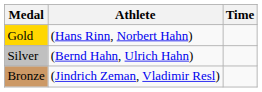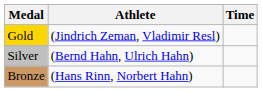(122, 35) (Hans Rinn, Norbert Hahn) -> (135, 35) (Jindrich Zeman, Vladimir Resl)
(135, 76) (Jindrich Zeman, Vladimir Resl) -> (122, 76) (Hans Rinn, Norbert Hahn)
